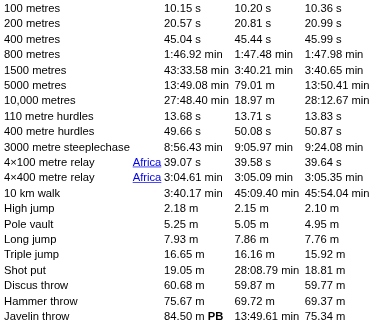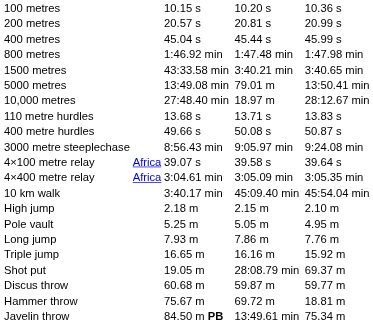(325, 270) 18.81 m -> (325, 270) 69.37 m
(325, 301) 69.37 m -> (325, 301) 18.81 m
